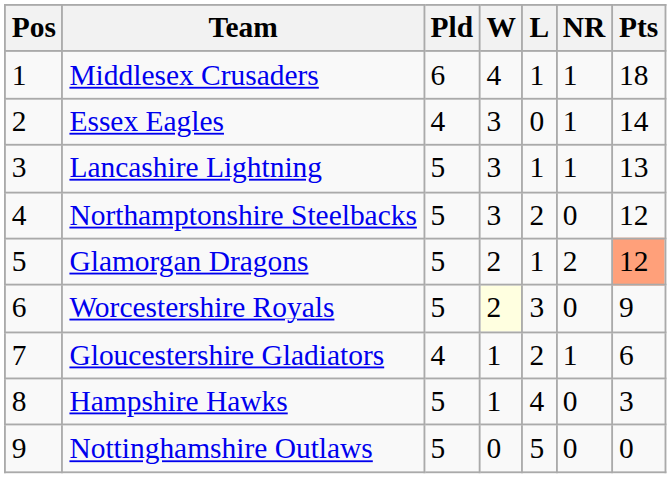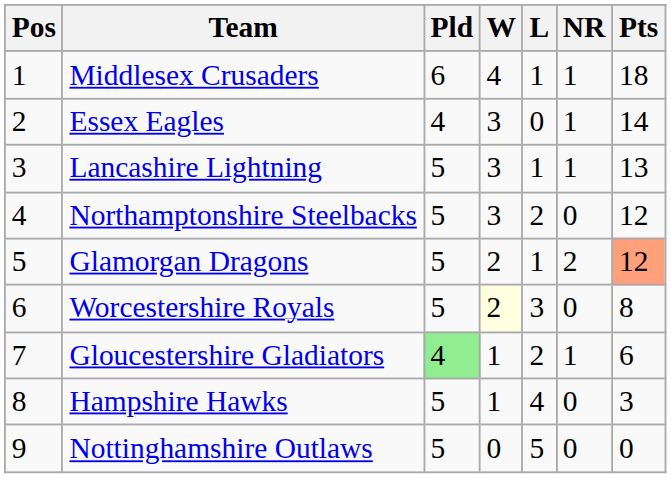(626, 307) 9 -> (626, 307) 8
(438, 354) no background -> (438, 354) lightgreen background
